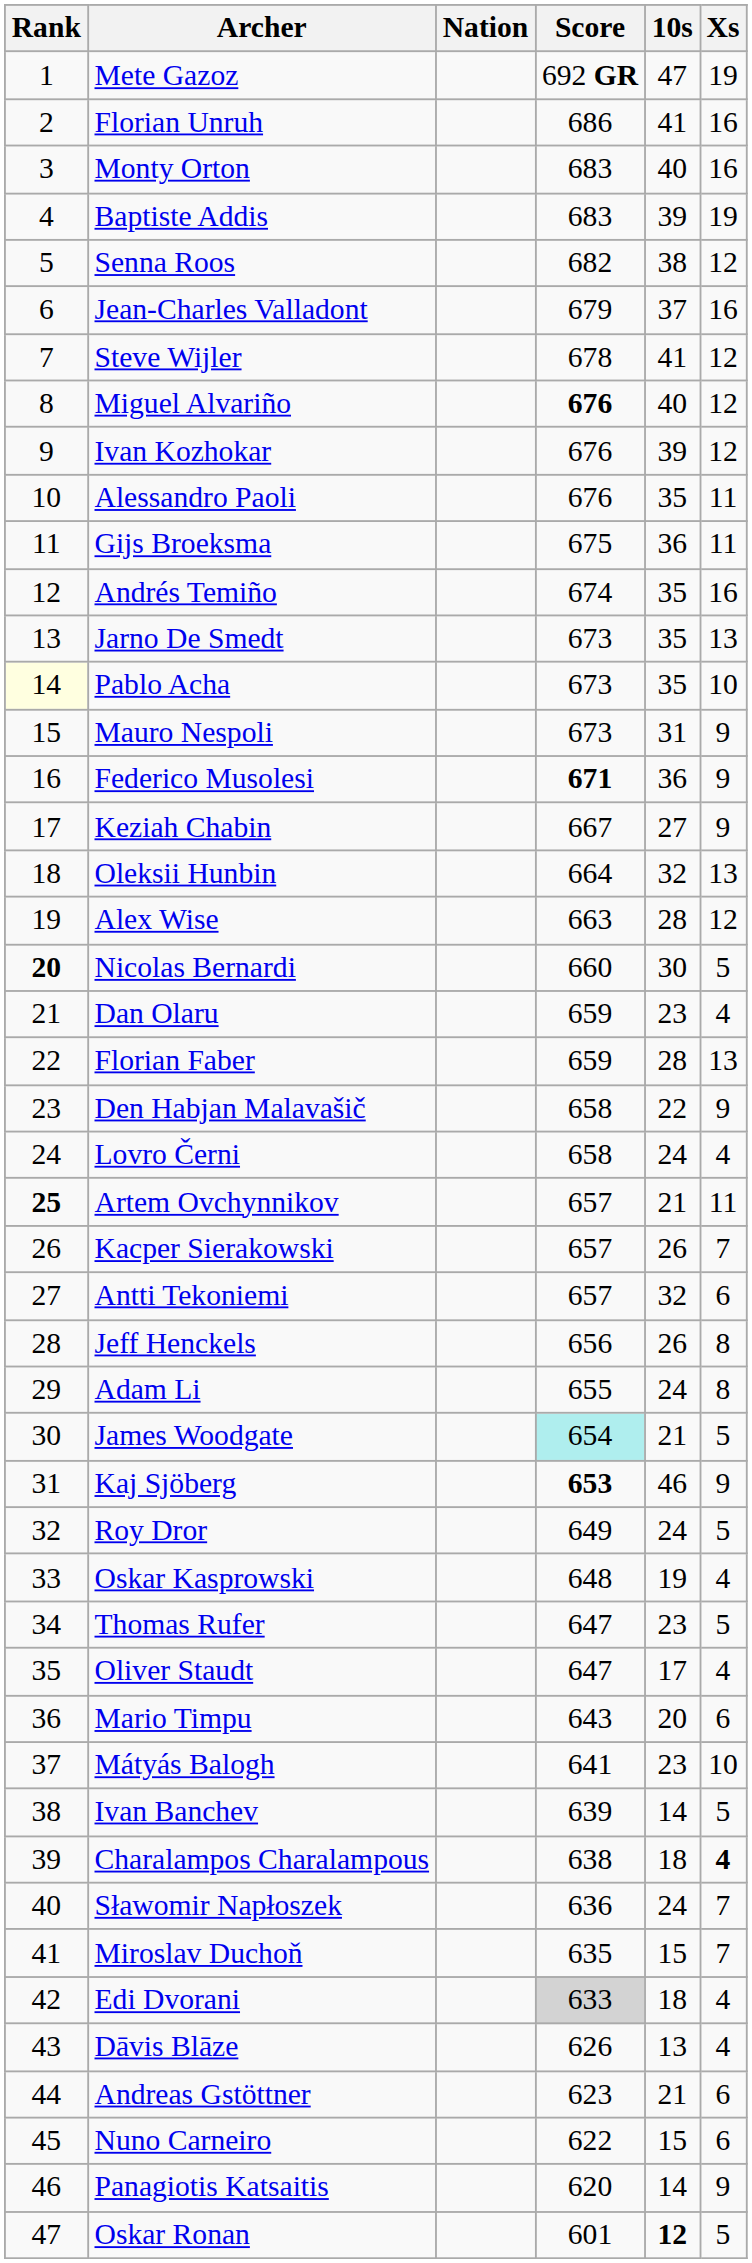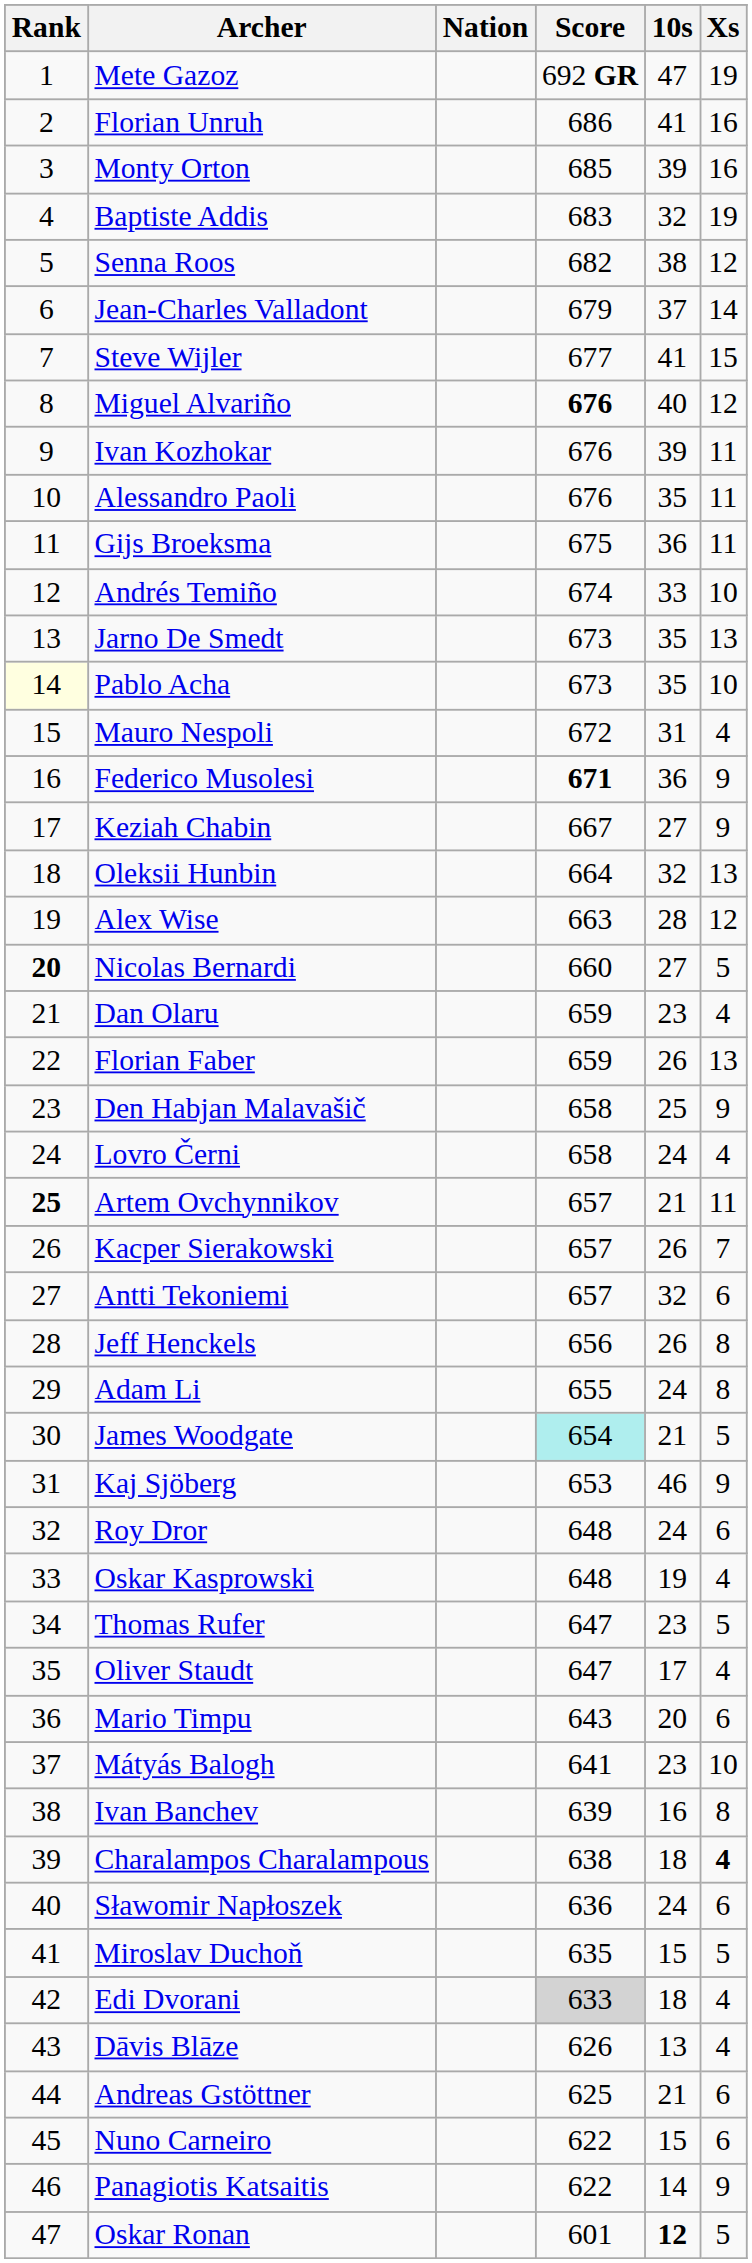(590, 168) 683 -> (590, 168) 685
(672, 168) 40 -> (672, 168) 39
(672, 215) 39 -> (672, 215) 32
(723, 309) 16 -> (723, 309) 14
(590, 356) 678 -> (590, 356) 677
(723, 356) 12 -> (723, 356) 15
(723, 450) 12 -> (723, 450) 11
(672, 591) 35 -> (672, 591) 33
(723, 591) 16 -> (723, 591) 10
(590, 732) 673 -> (590, 732) 672
(723, 732) 9 -> (723, 732) 4
(672, 966) 30 -> (672, 966) 27
(672, 1060) 28 -> (672, 1060) 26
(672, 1107) 22 -> (672, 1107) 25
(590, 1483) bold -> (590, 1483) normal
(590, 1530) 649 -> (590, 1530) 648
(723, 1530) 5 -> (723, 1530) 6
(672, 1811) 14 -> (672, 1811) 16
(723, 1811) 5 -> (723, 1811) 8
(723, 1905) 7 -> (723, 1905) 6
(723, 1952) 7 -> (723, 1952) 5
(590, 2093) 623 -> (590, 2093) 625
(590, 2187) 620 -> (590, 2187) 622
